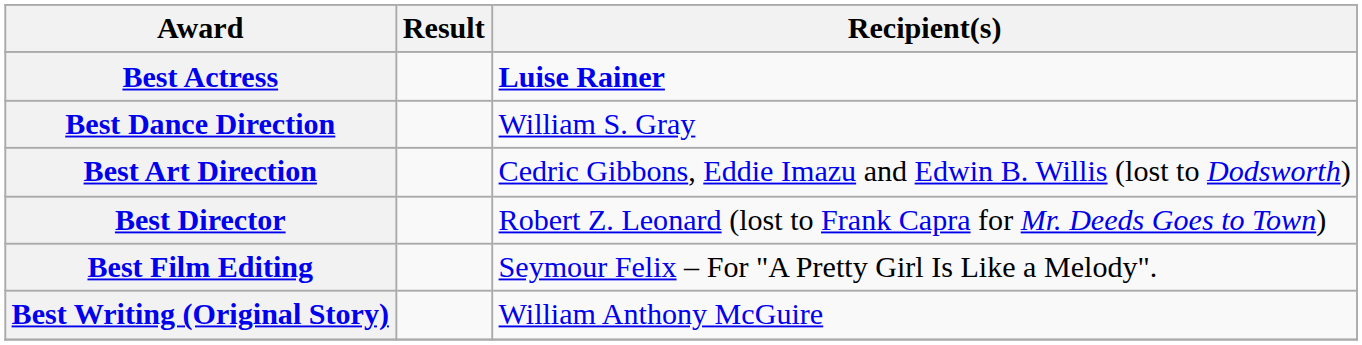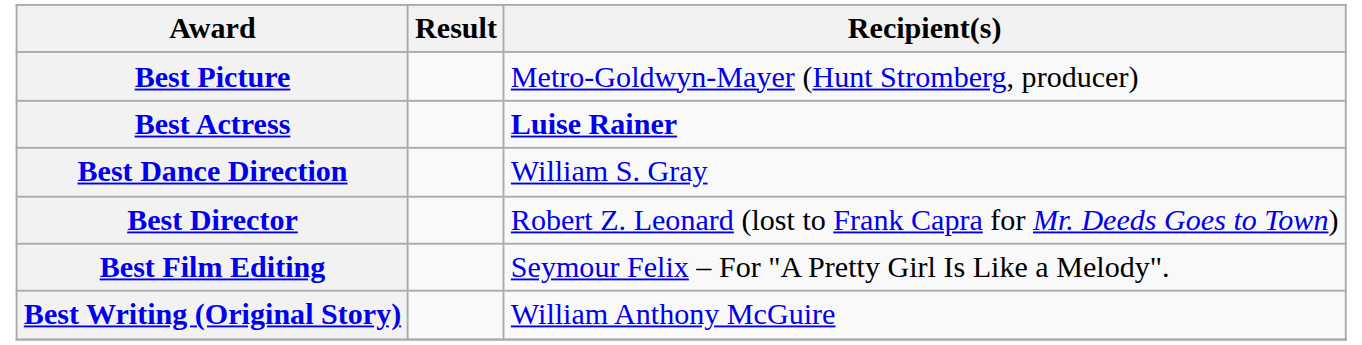+ row: (213, 76)
- row: (200, 171)
